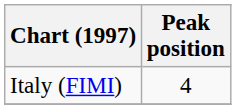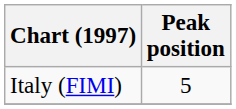(186, 85) 4 -> (186, 85) 5
